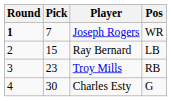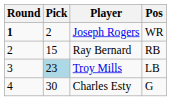(49, 31) 7 -> (49, 31) 2
(152, 50) LB -> (153, 50) RB
(51, 68) no background -> (51, 68) lightblue background
(153, 68) RB -> (152, 68) LB
